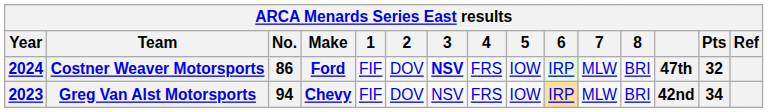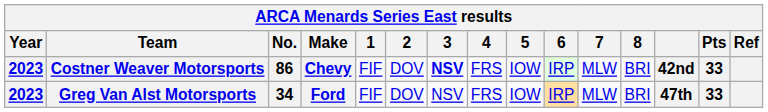(26, 69) 2024 -> (26, 69) 2023
(328, 69) Ford -> (328, 69) Chevy
(676, 69) 47th -> (676, 69) 42nd
(714, 69) 32 -> (714, 69) 33
(285, 95) 94 -> (285, 95) 34
(328, 95) Chevy -> (328, 95) Ford
(676, 95) 42nd -> (676, 95) 47th
(714, 95) 34 -> (714, 95) 33
